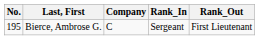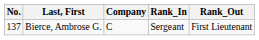(14, 27) 195 -> (14, 27) 137
